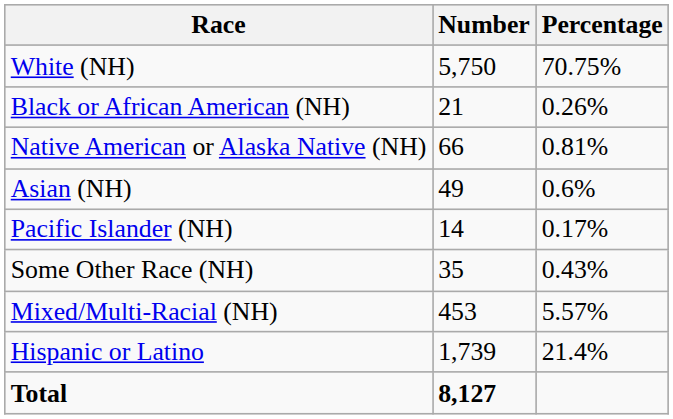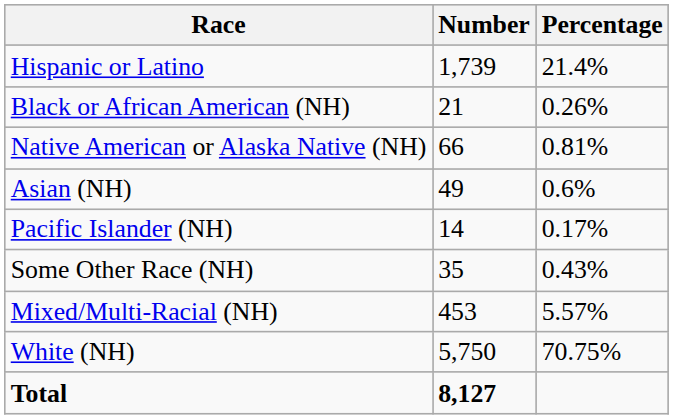rows swapped: (73, 65) <-> (107, 351)
